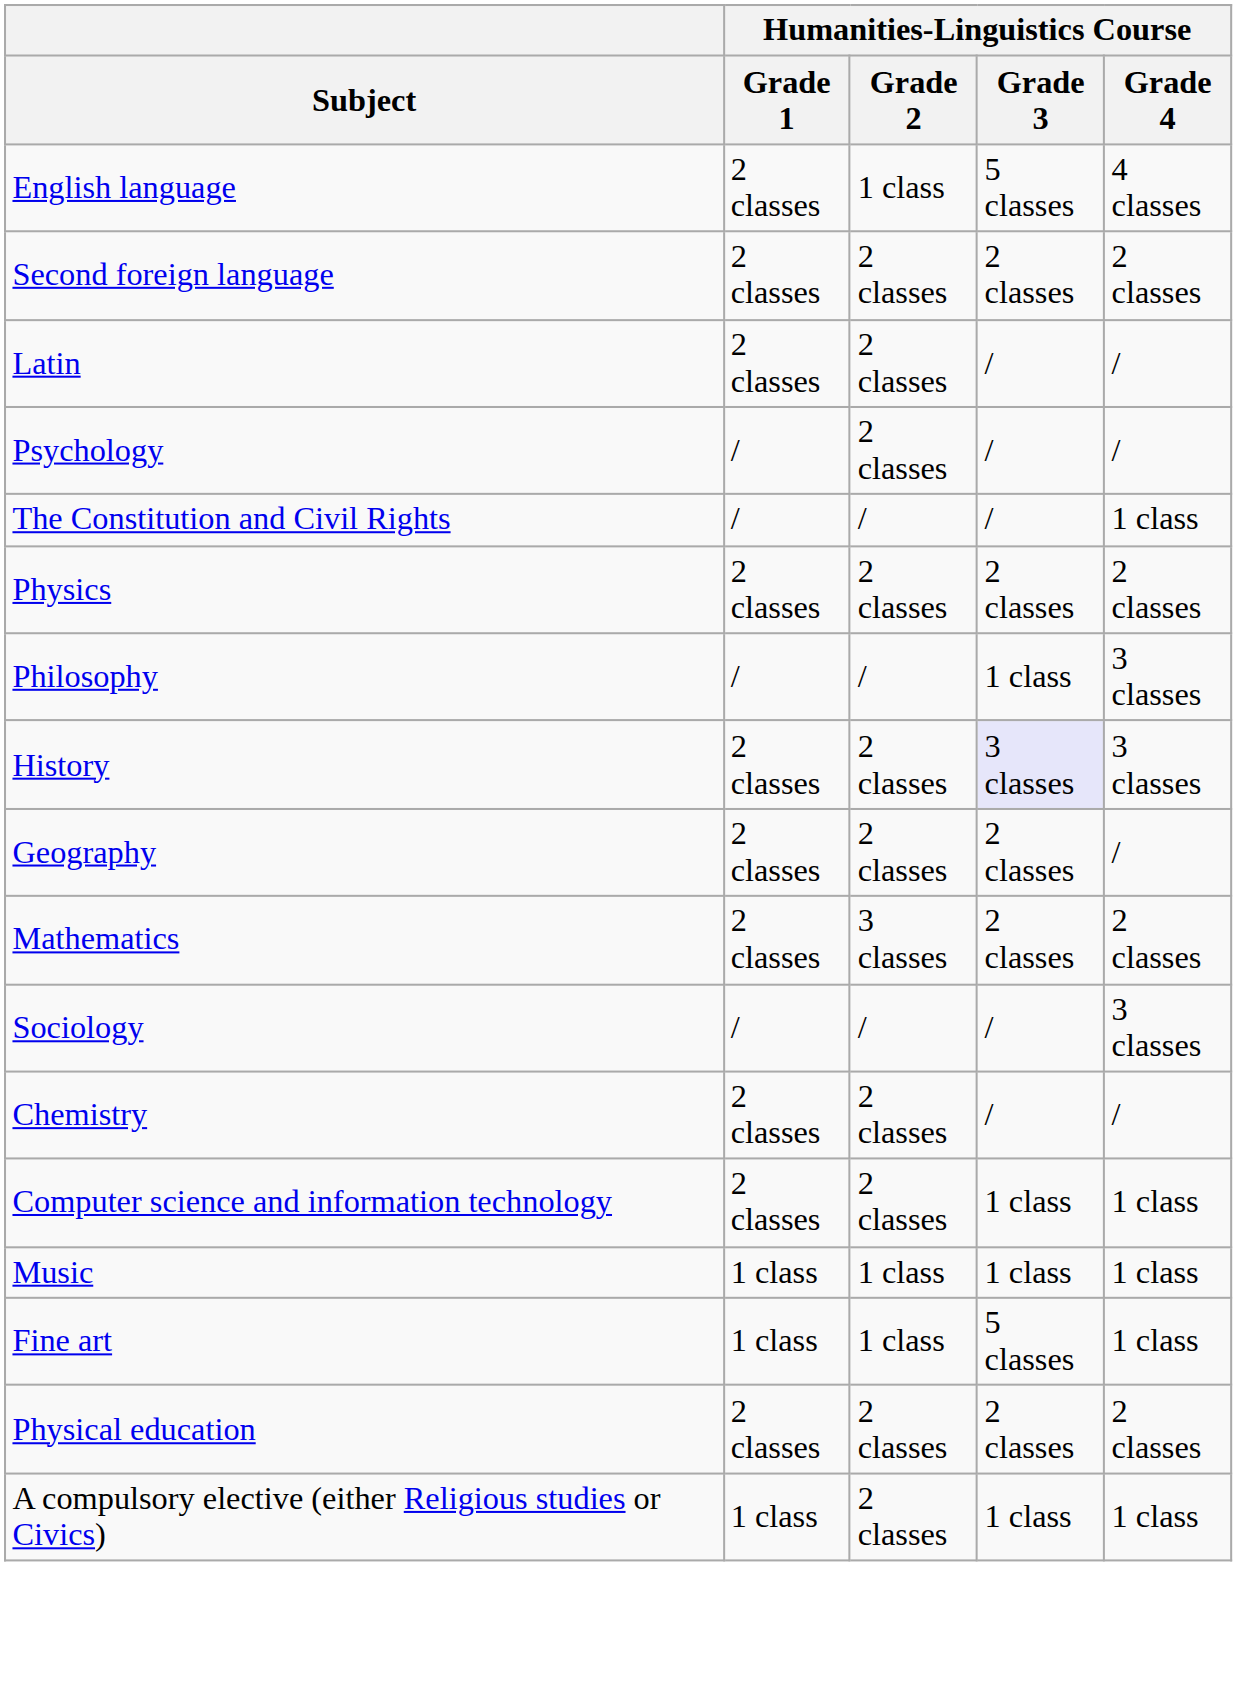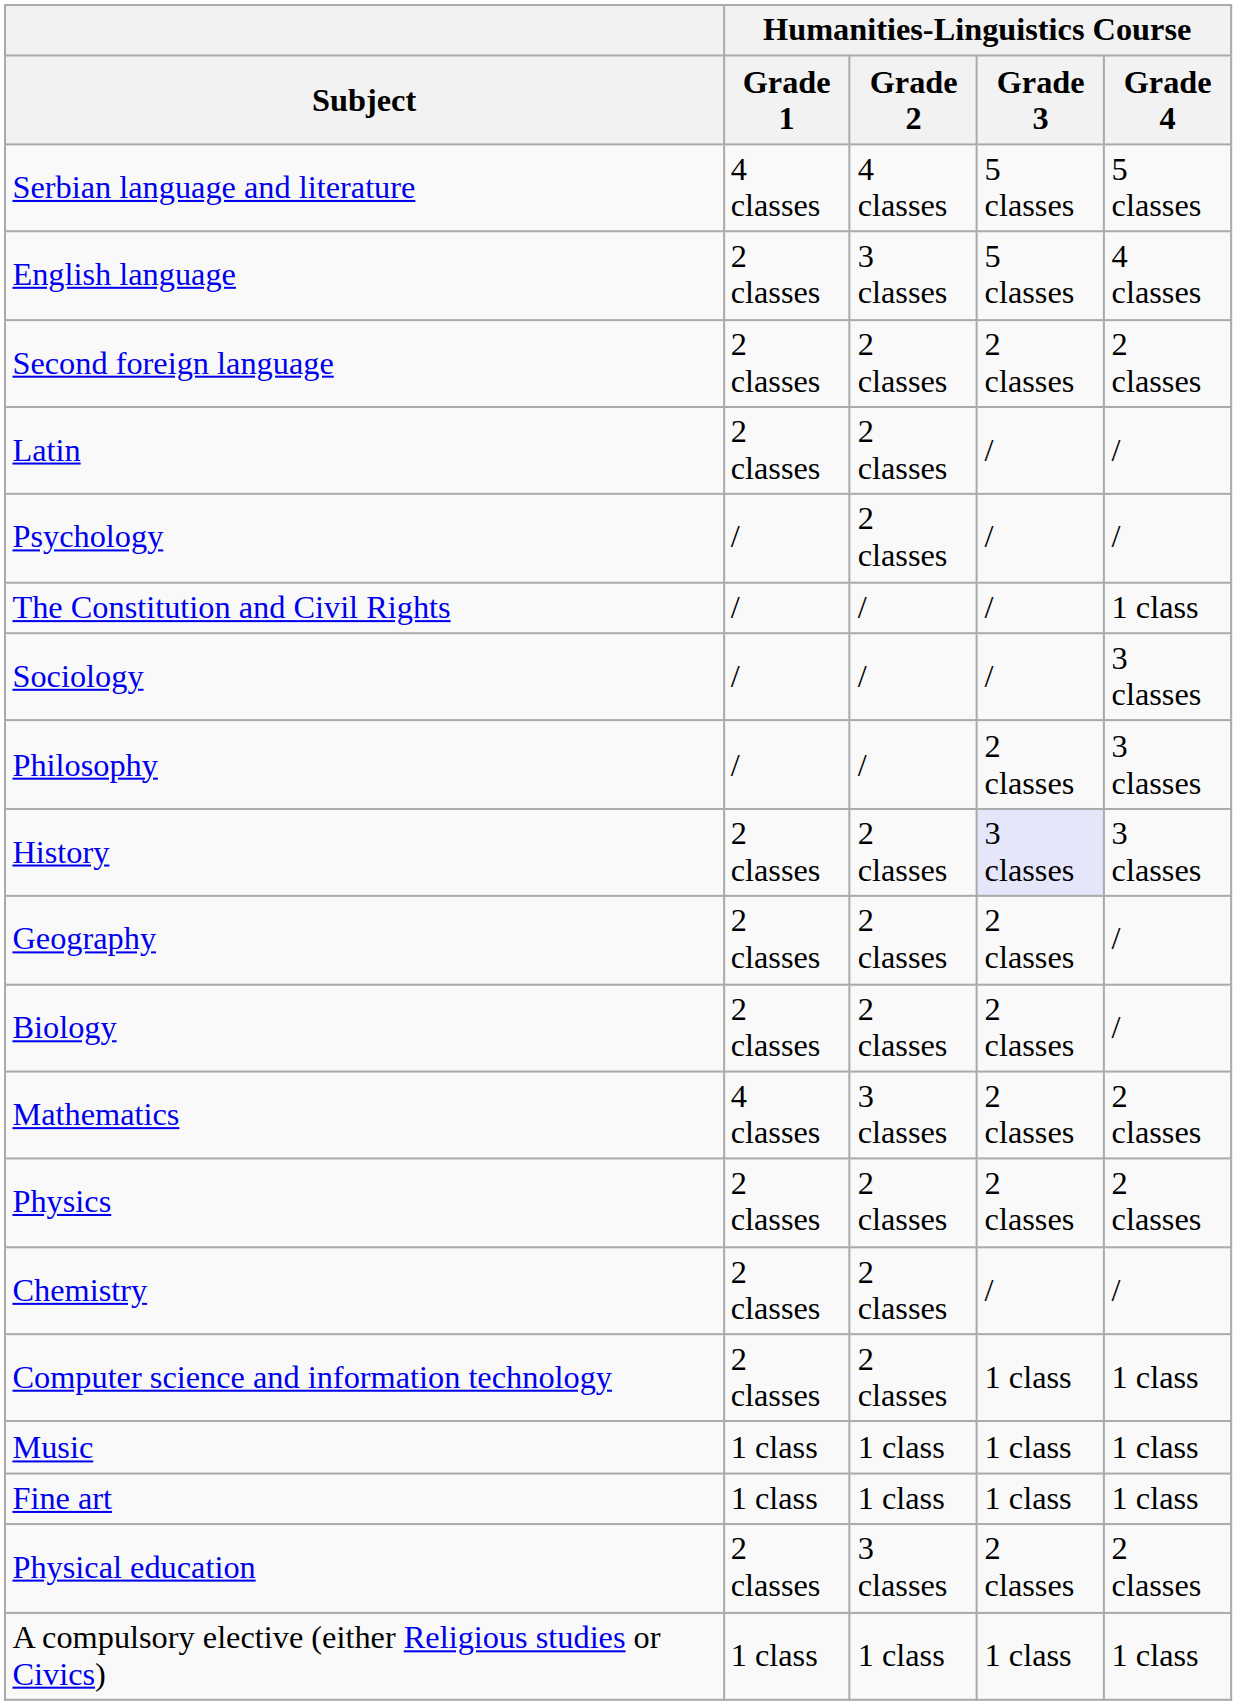+ row: (214, 187)
(901, 187) 1 class -> (903, 274) 3 classes
rows swapped: (78, 1026) <-> (62, 588)
(1028, 676) 1 class -> (1029, 764) 2 classes
+ row: (65, 1026)
(776, 939) 2 classes -> (776, 1114) 4 classes
(1029, 1341) 5 classes -> (1028, 1498) 1 class
(903, 1428) 2 classes -> (903, 1567) 3 classes
(903, 1516) 2 classes -> (901, 1655) 1 class
